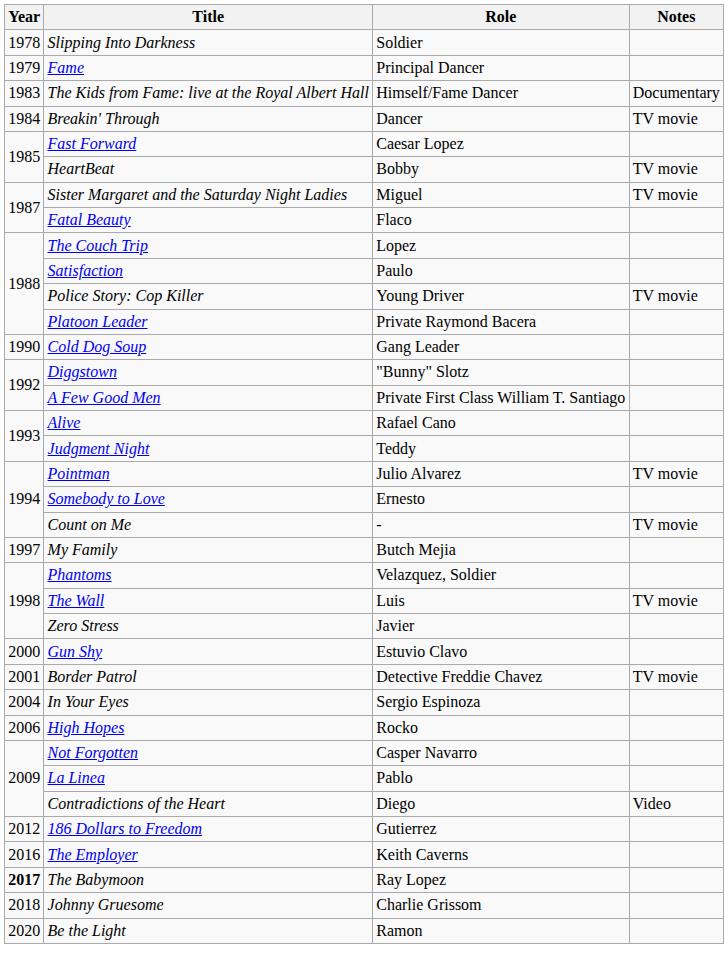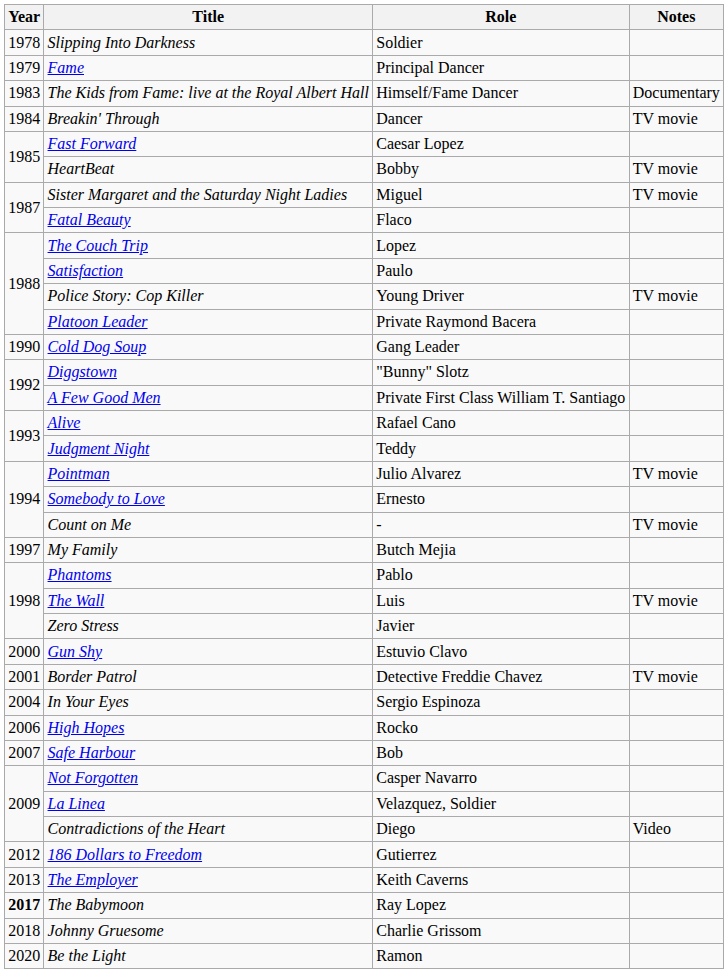(436, 575) Velazquez, Soldier -> (394, 575) Pablo
+ row: (91, 753)
(394, 778) Pablo -> (436, 803) Velazquez, Soldier
(24, 854) 2016 -> (24, 879) 2013
